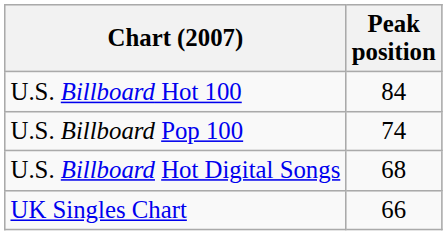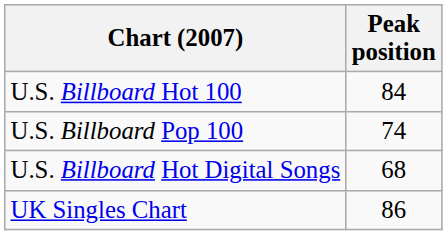(394, 209) 66 -> (394, 209) 86
